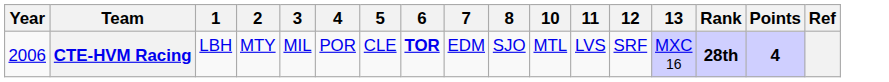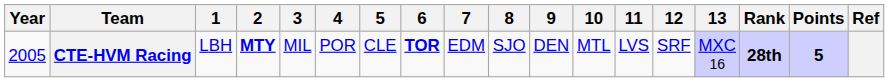+ column: (551, 18)
(27, 54) 2006 -> (27, 54) 2005
(258, 54) normal -> (258, 54) bold
(775, 54) 4 -> (819, 54) 5
